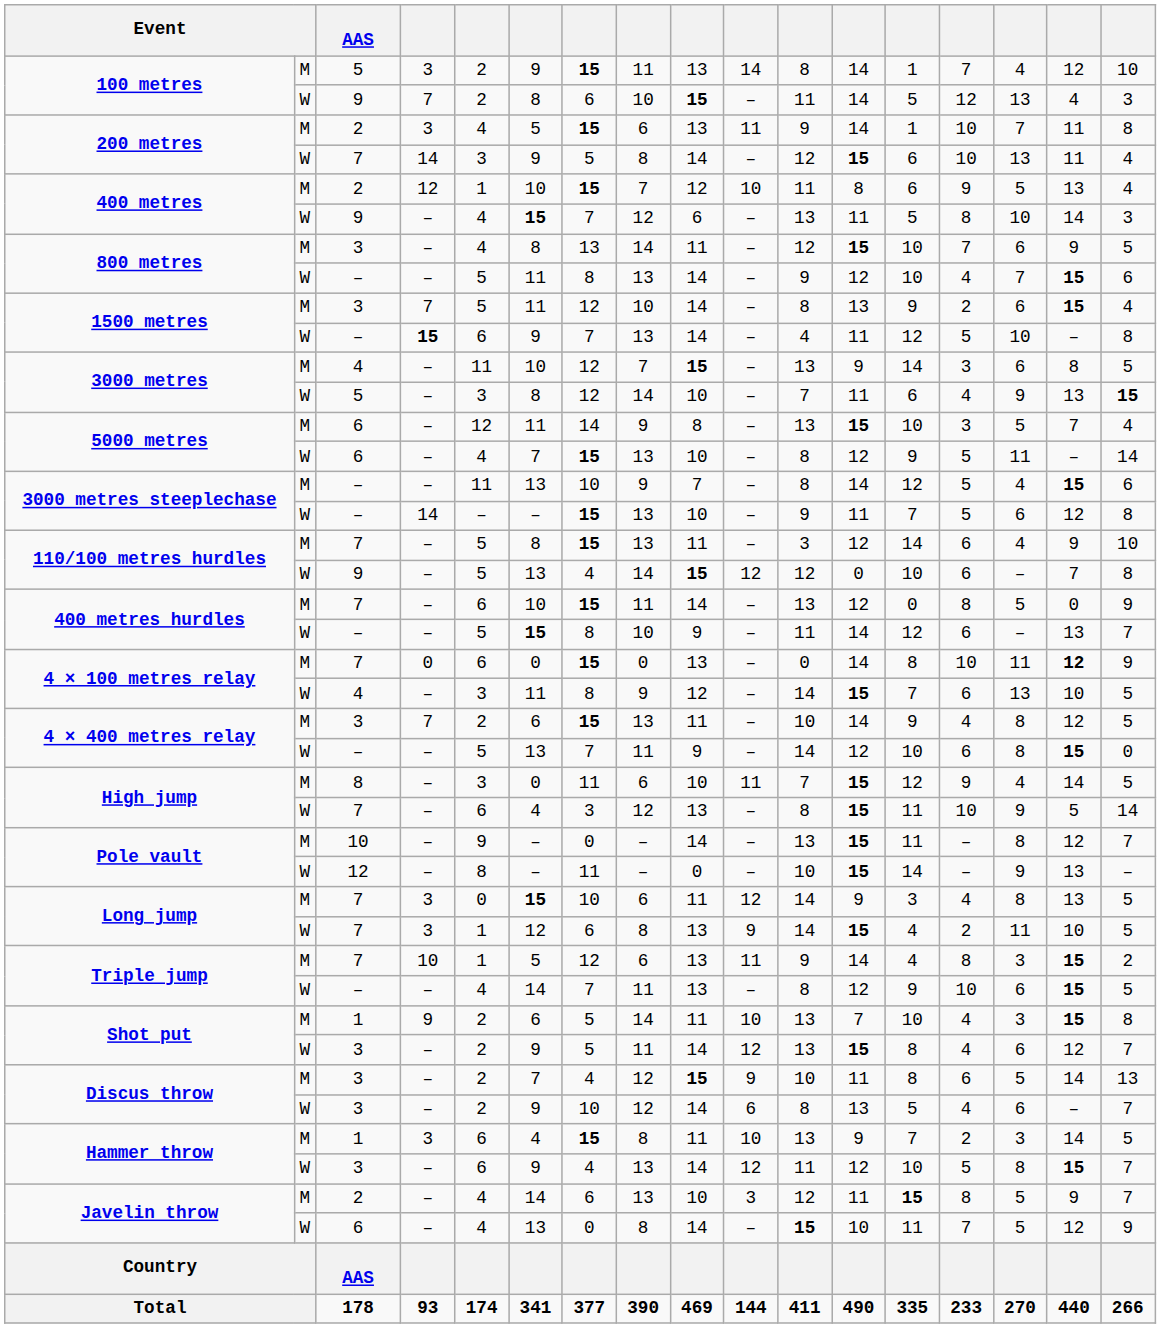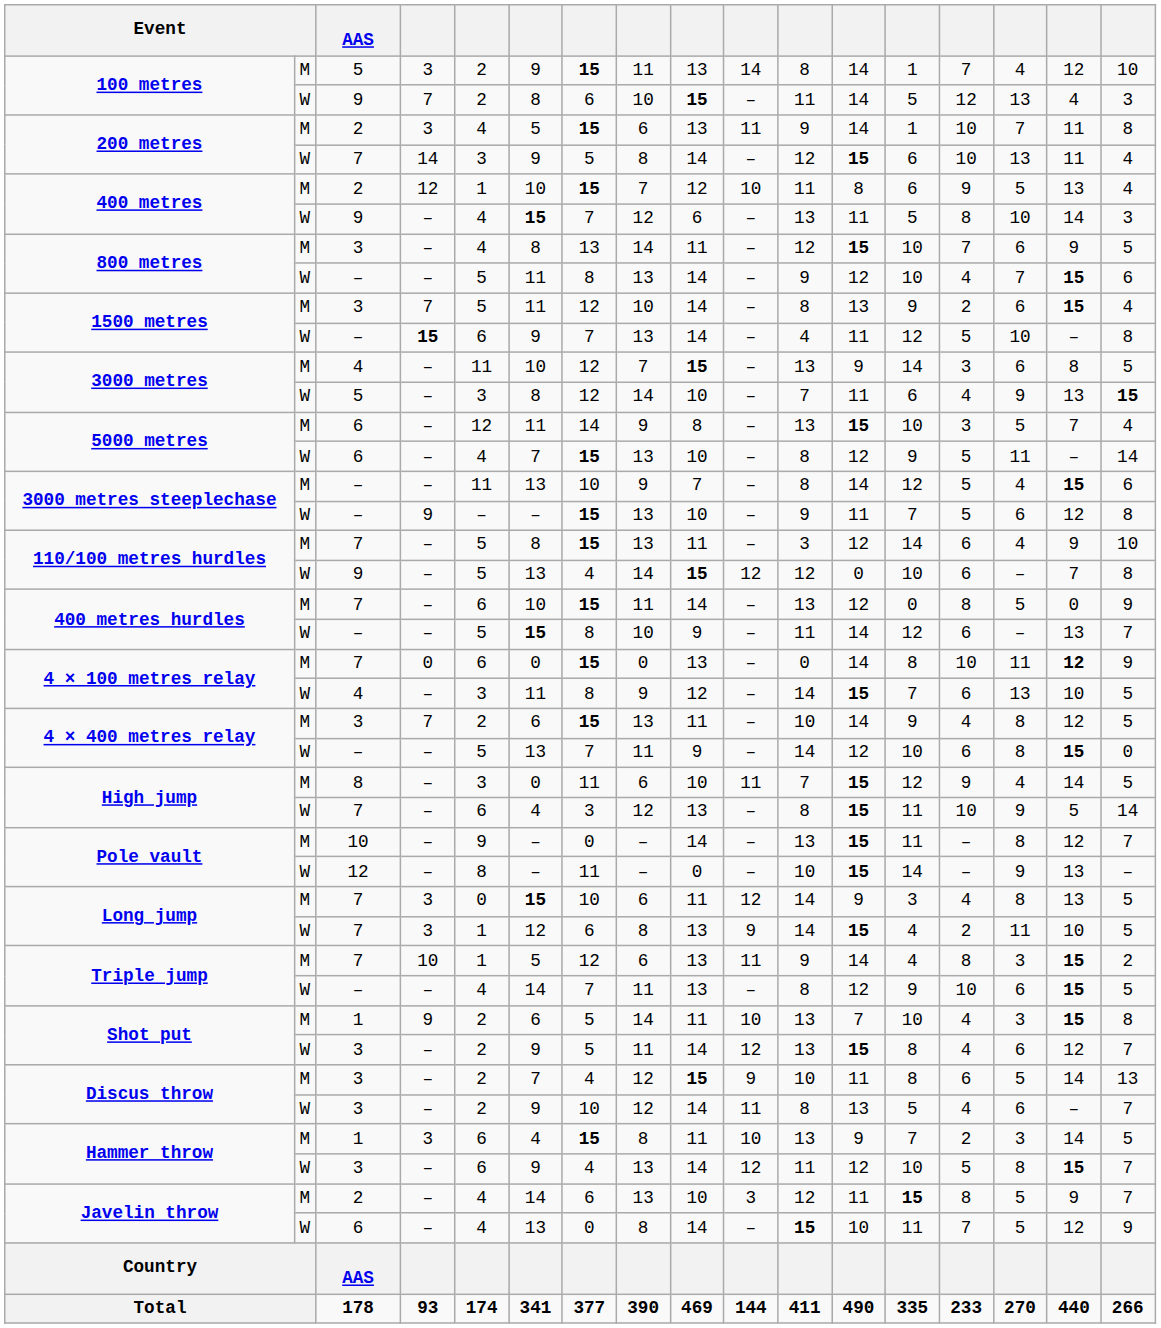(428, 515) 14 -> (428, 515) 9
(751, 1109) 6 -> (751, 1109) 11
